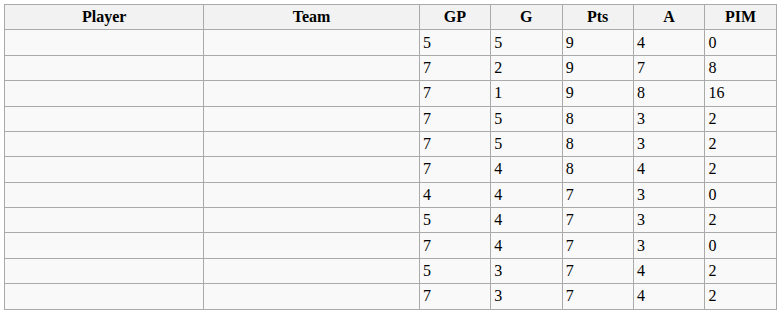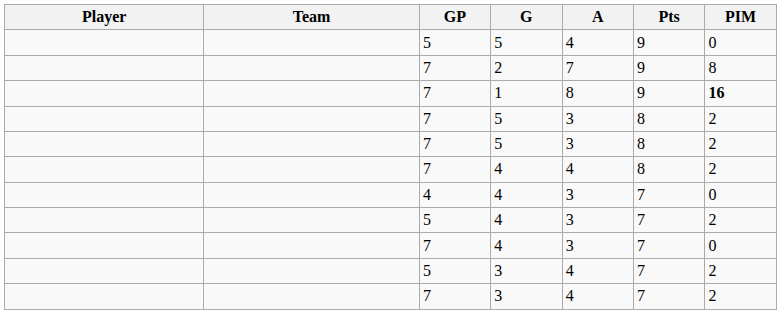columns swapped: (669, 17) <-> (598, 17)
(716, 93) normal -> (716, 93) bold
